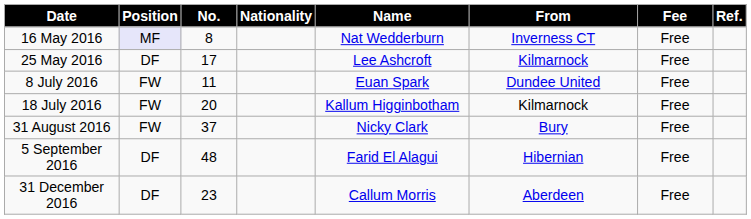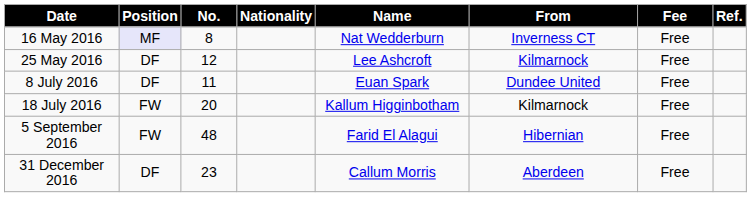(209, 61) 17 -> (209, 61) 12
(150, 83) FW -> (150, 83) DF
- row: (62, 128)
(150, 158) DF -> (150, 135) FW
